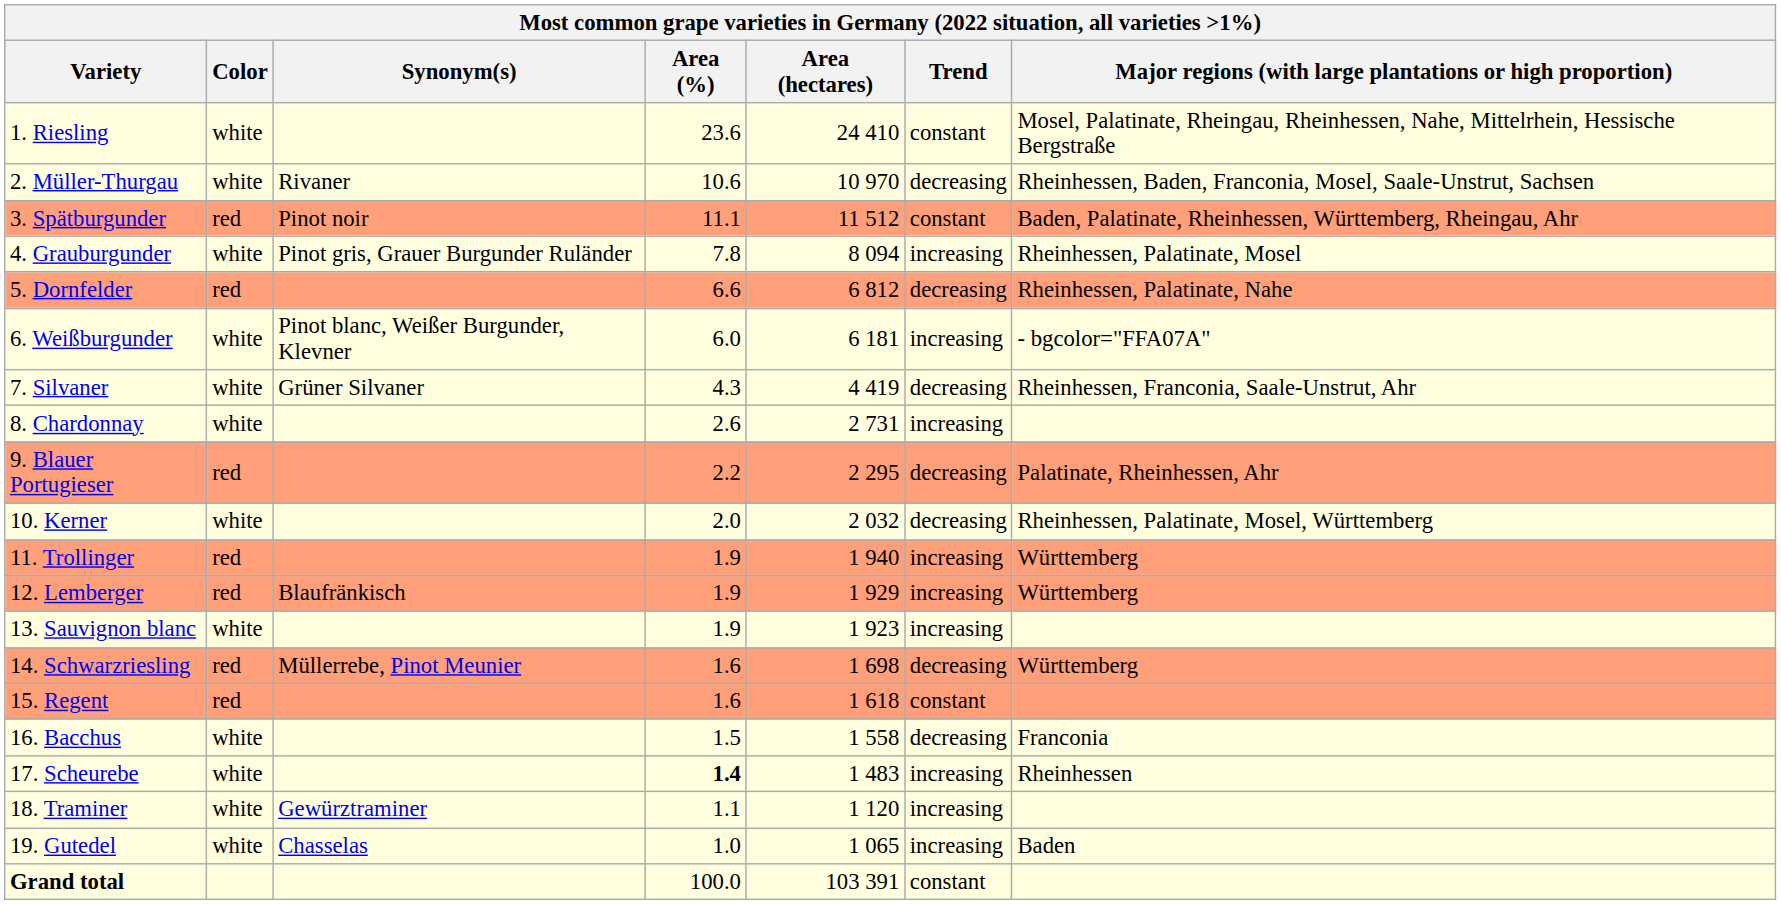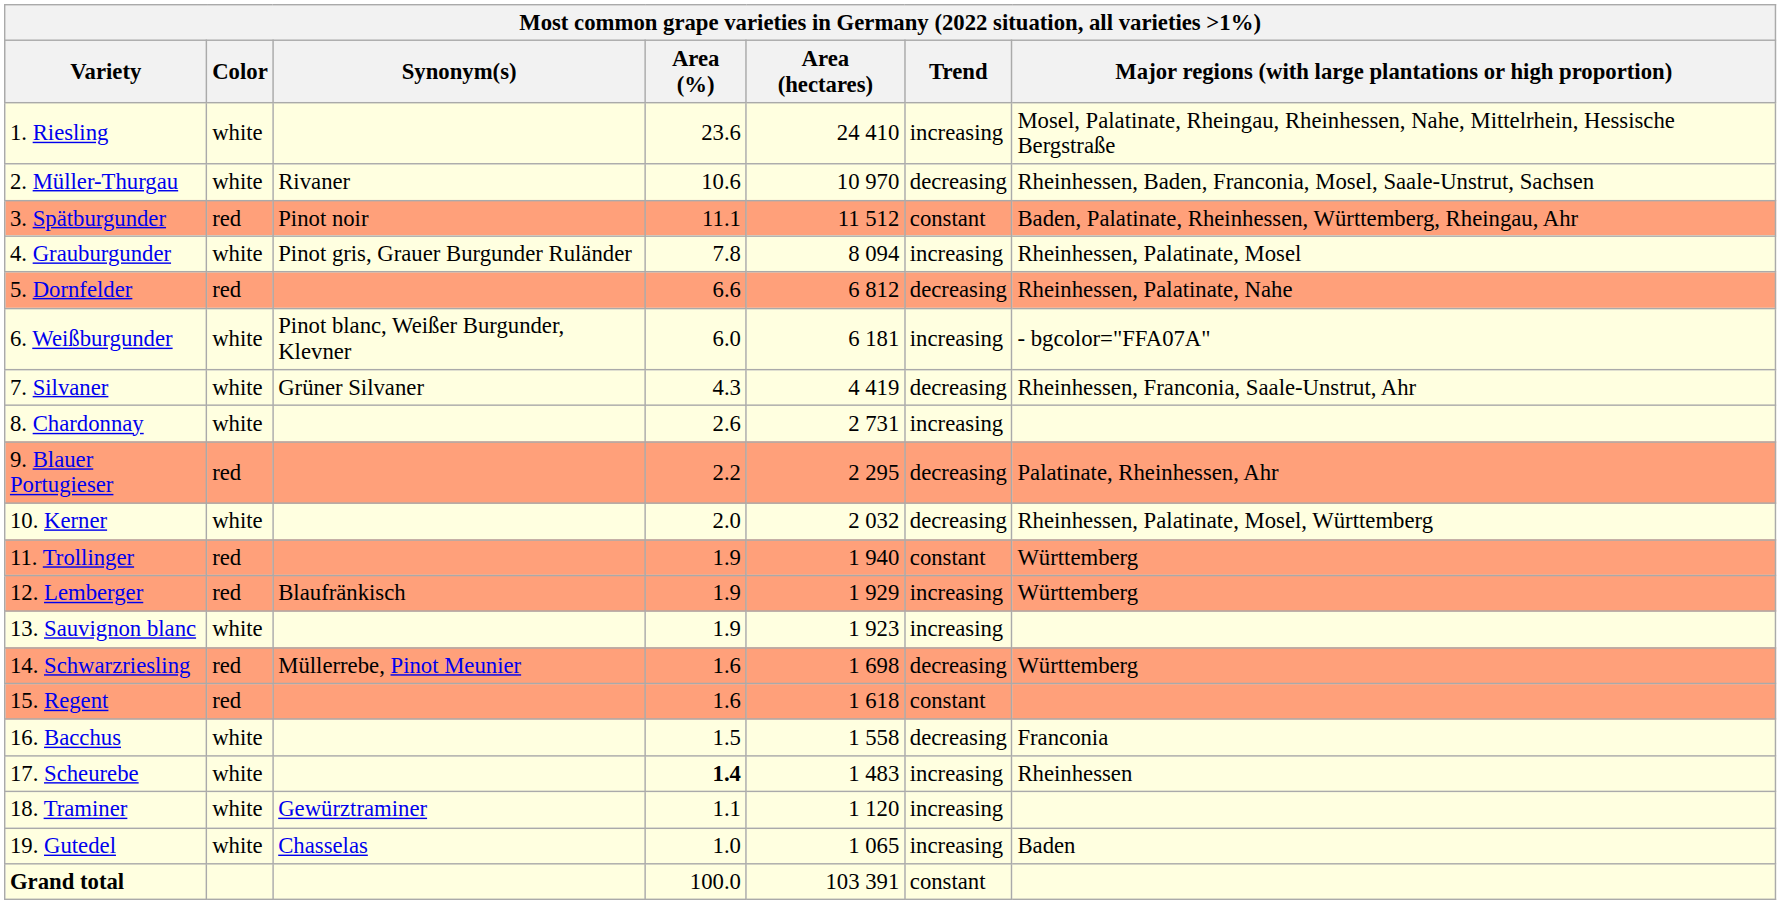(948, 132) constant -> (956, 132) increasing
(956, 557) increasing -> (948, 557) constant
